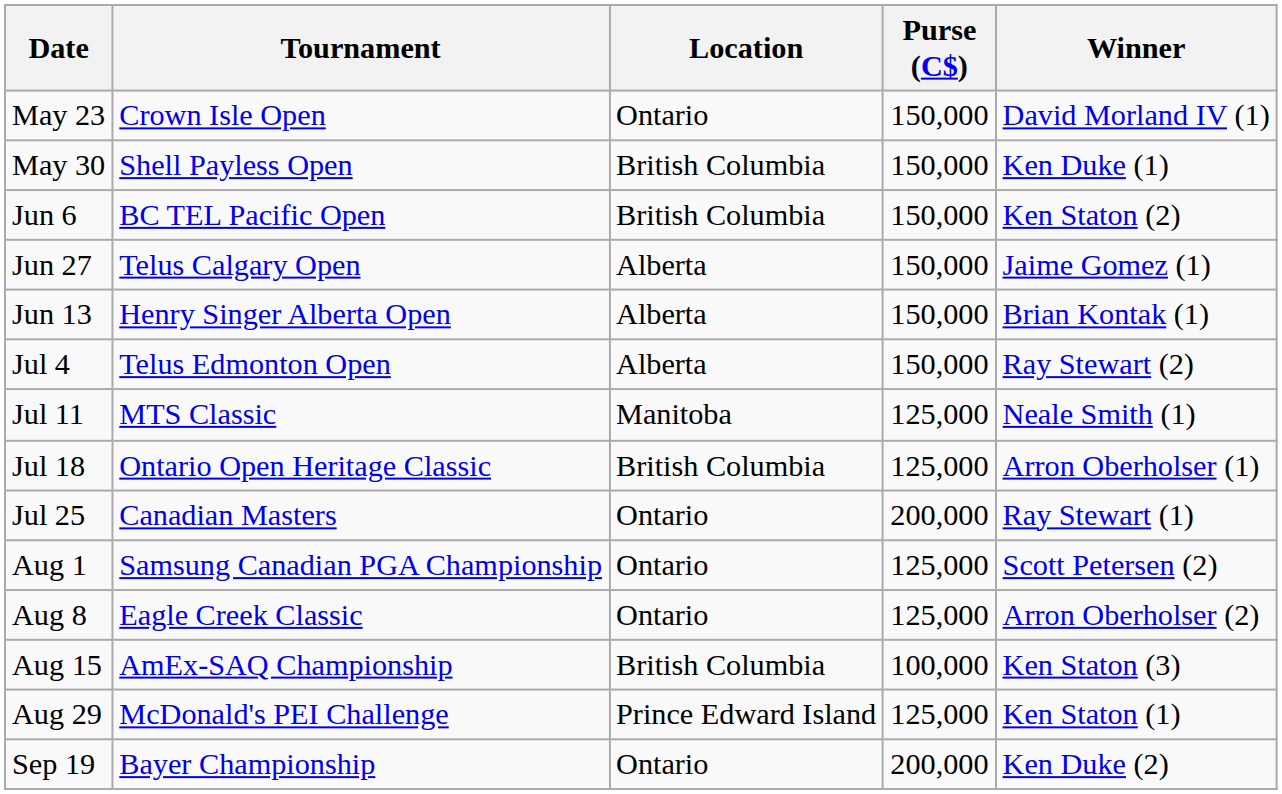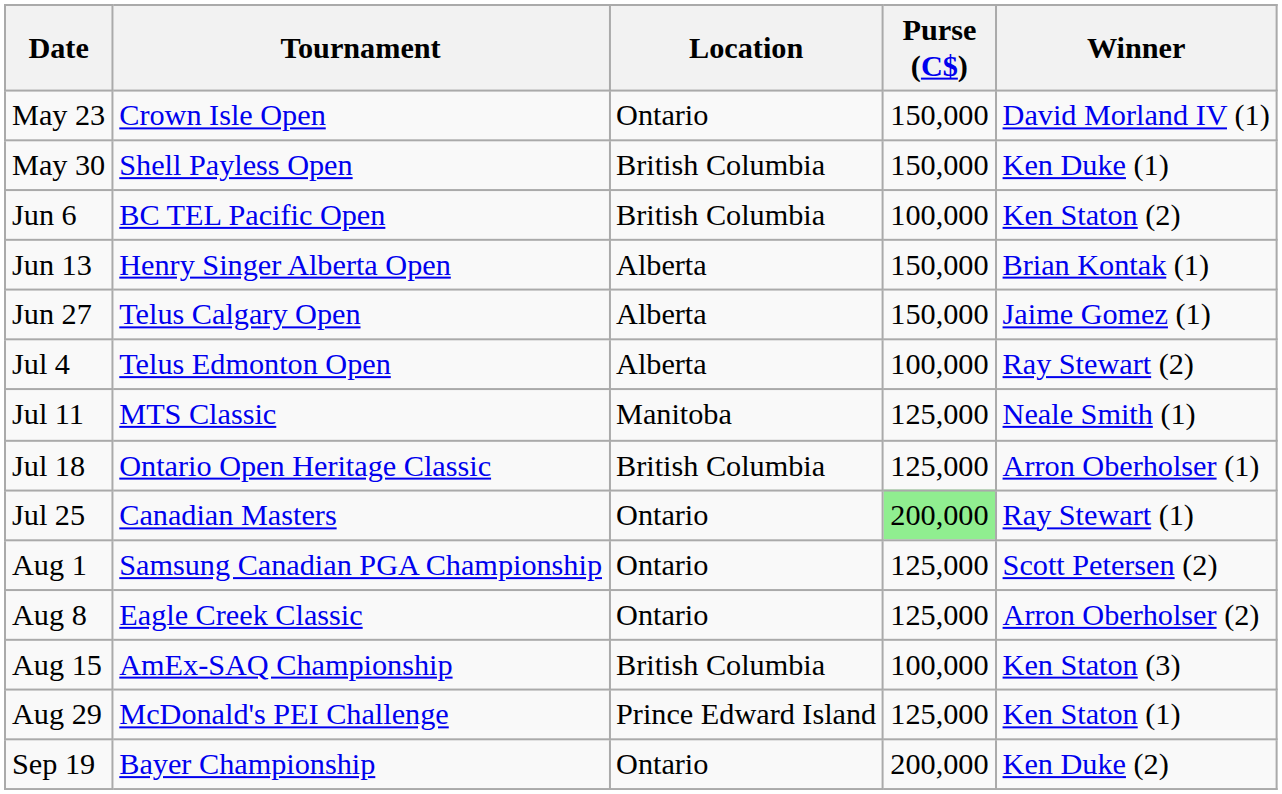(939, 215) 150,000 -> (939, 215) 100,000
rows swapped: (52, 314) <-> (52, 264)
(939, 364) 150,000 -> (939, 364) 100,000
(939, 514) no background -> (939, 514) lightgreen background
